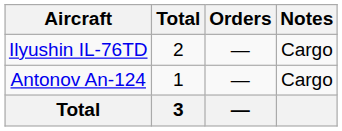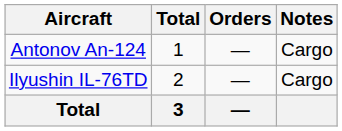rows swapped: (78, 79) <-> (78, 49)
